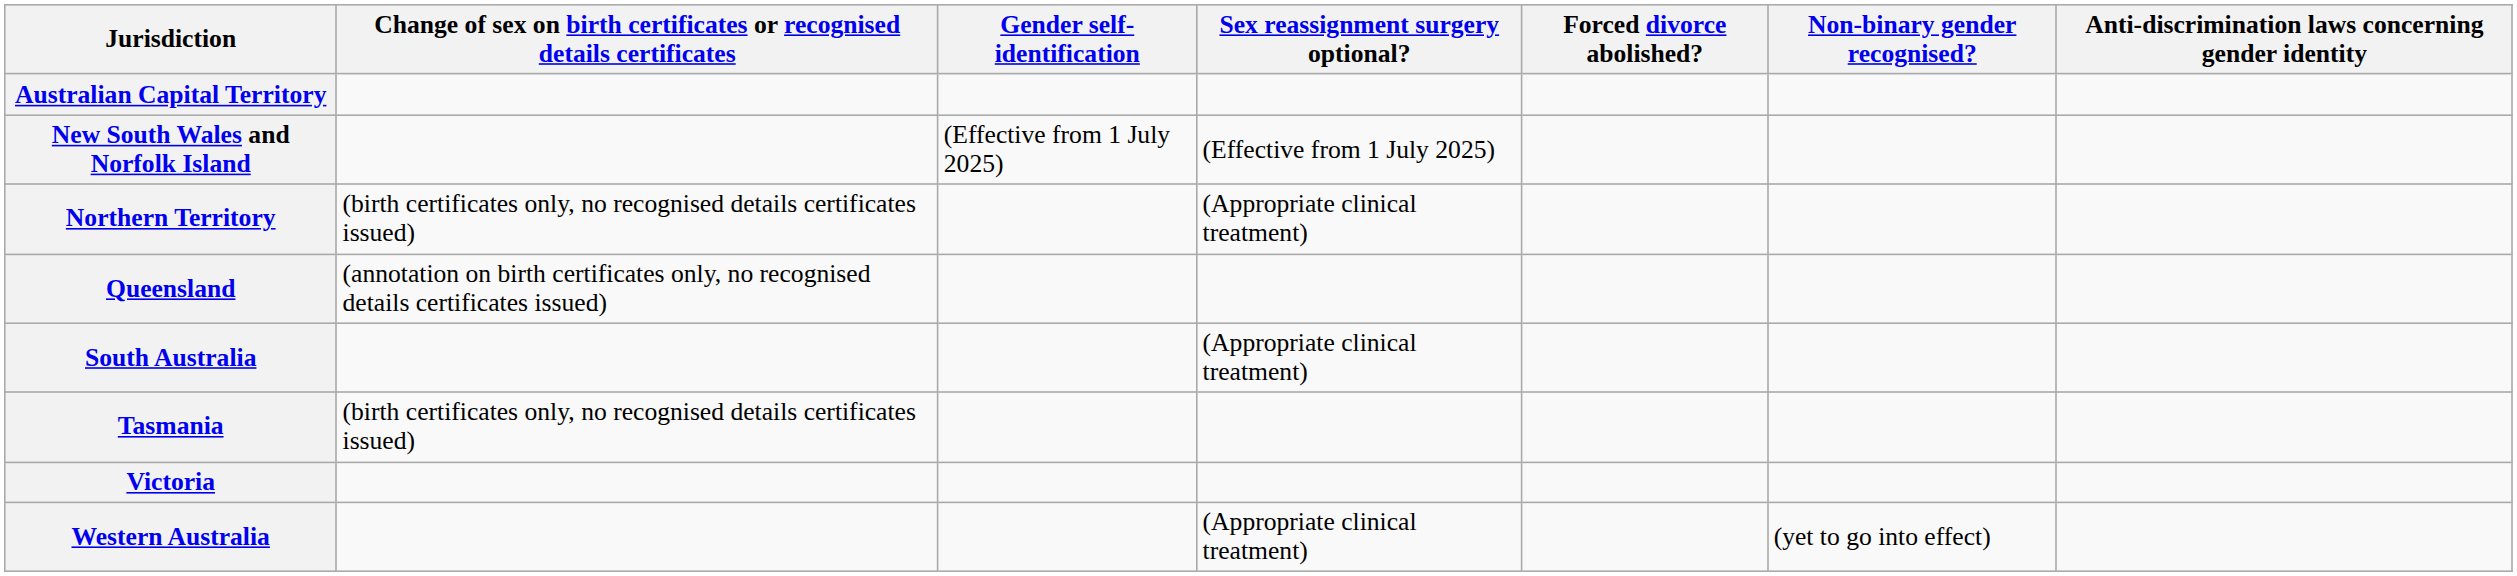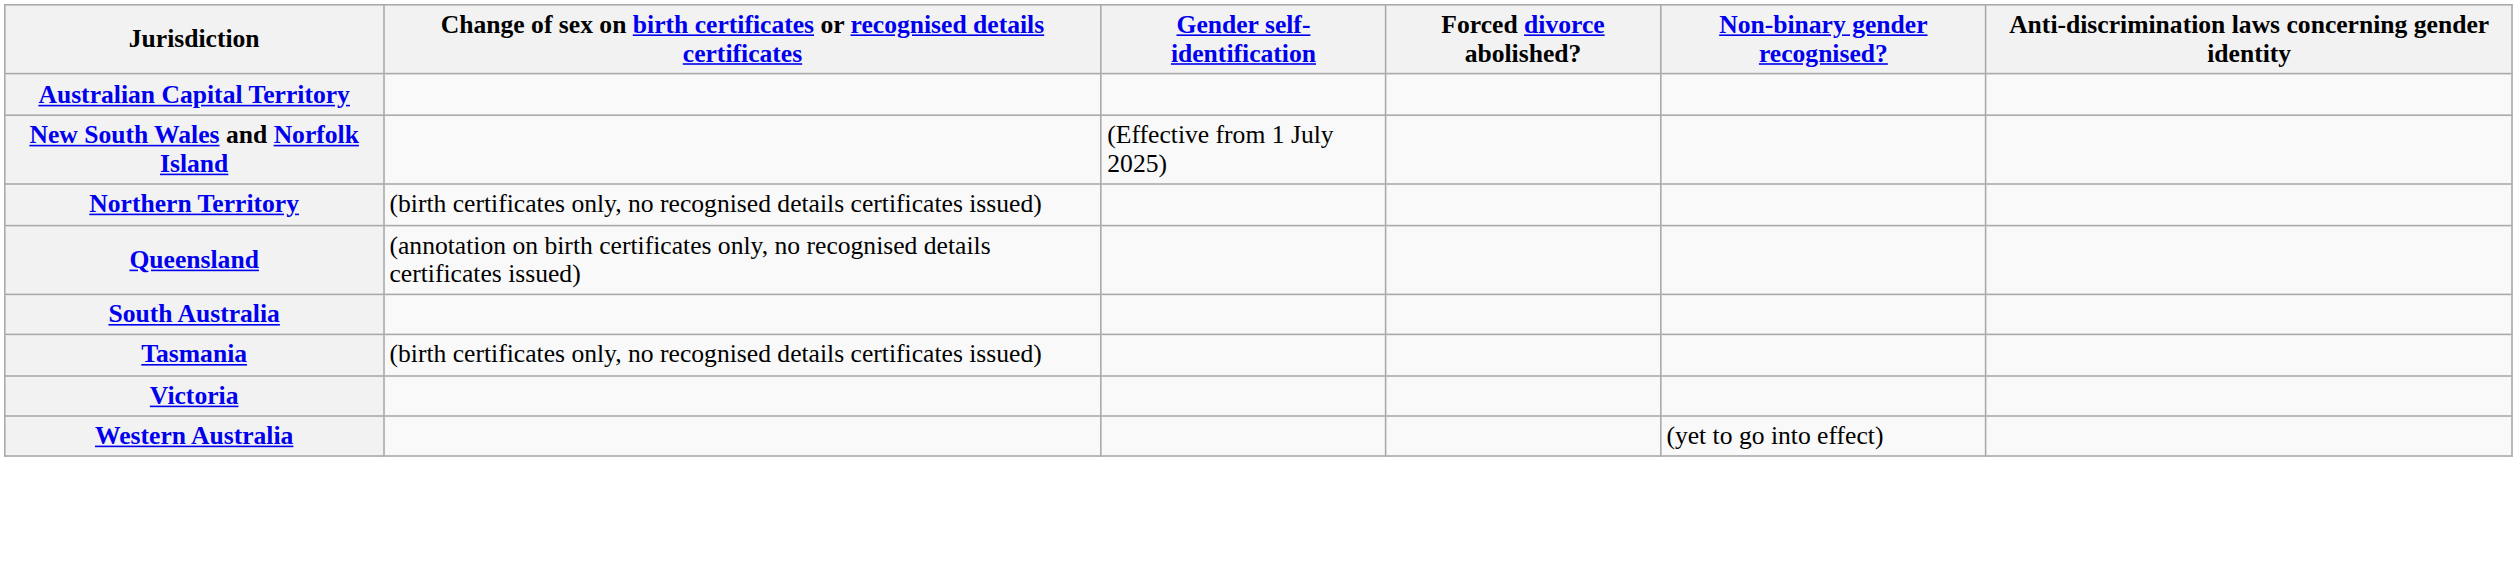- column: (1359, 39)
